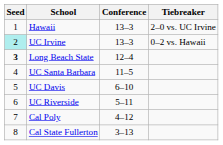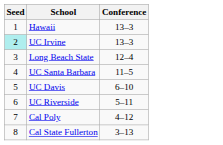- column: (183, 12)
(16, 57) bold -> (16, 57) normal
